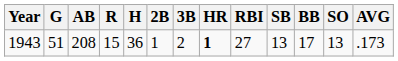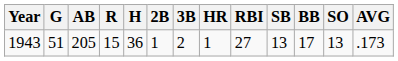(84, 42) 208 -> (84, 42) 205
(207, 42) bold -> (207, 42) normal
